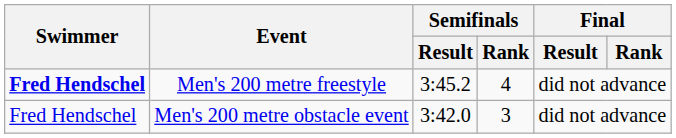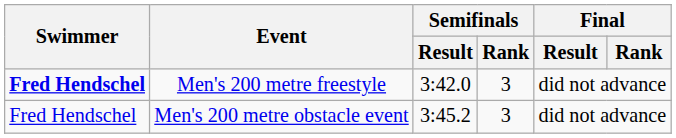(445, 84) 3:45.2 -> (445, 84) 3:42.0
(506, 84) 4 -> (506, 84) 3
(445, 116) 3:42.0 -> (445, 116) 3:45.2
